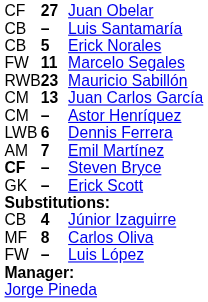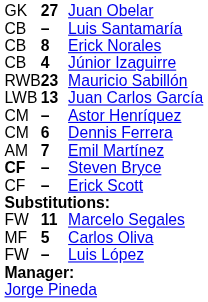(15, 11) CF -> (16, 11) GK
(45, 46) 5 -> (45, 46) 8
rows swapped: (122, 220) <-> (127, 63)
(17, 98) CM -> (21, 98) LWB
(21, 133) LWB -> (17, 133) CM
(16, 185) GK -> (15, 185) CF
(45, 237) 8 -> (45, 237) 5
